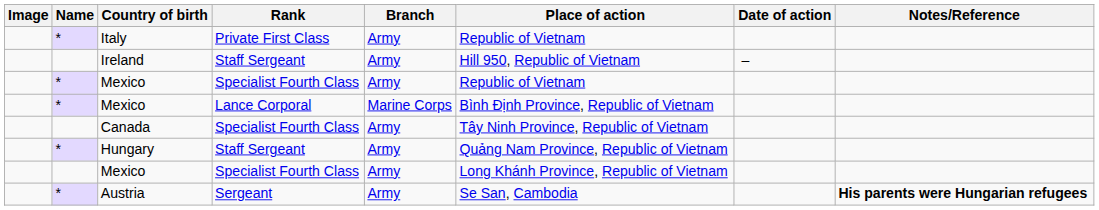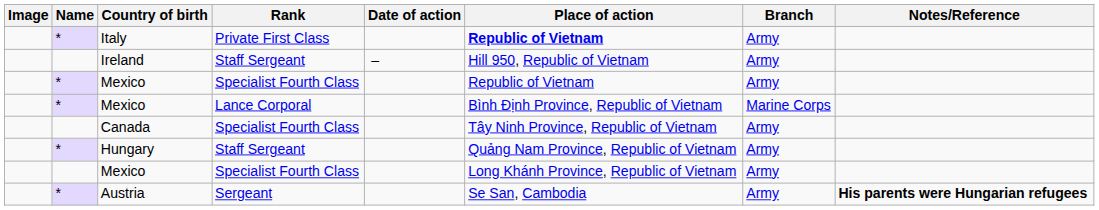columns swapped: (410, 15) <-> (785, 15)
(522, 37) normal -> (536, 37) bold
